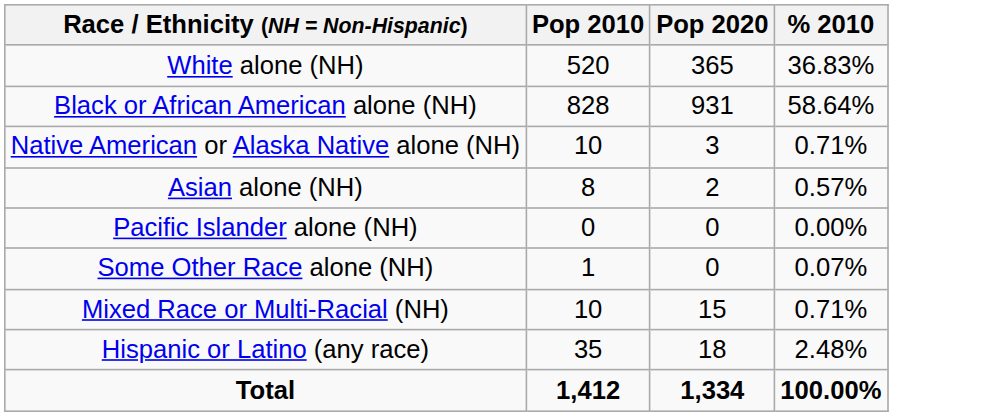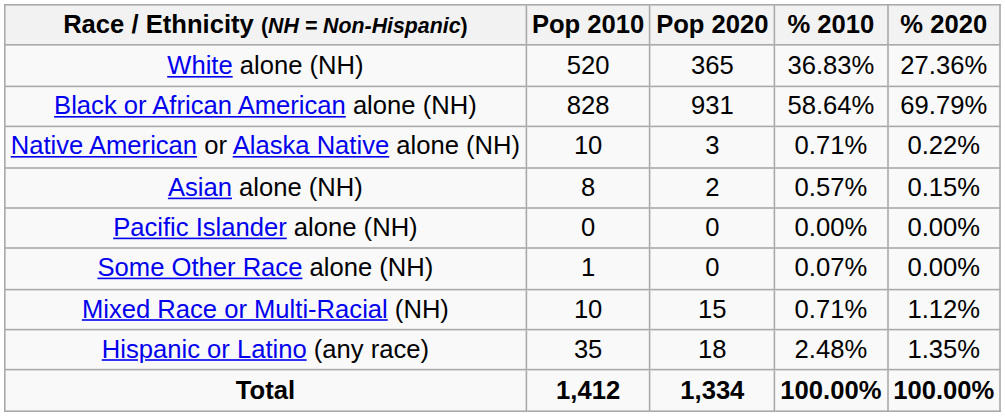+ column: (944, 24)
